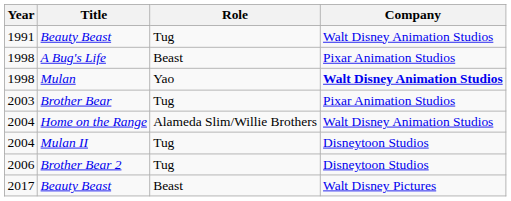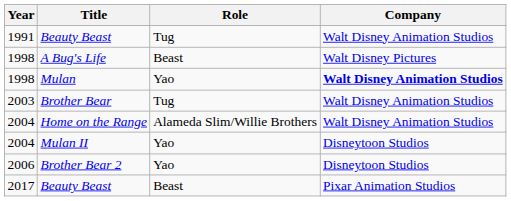(389, 57) Pixar Animation Studios -> (380, 57) Walt Disney Pictures
(389, 100) Pixar Animation Studios -> (408, 100) Walt Disney Animation Studios
(164, 143) Tug -> (164, 143) Yao
(164, 164) Tug -> (164, 164) Yao
(380, 185) Walt Disney Pictures -> (389, 185) Pixar Animation Studios
